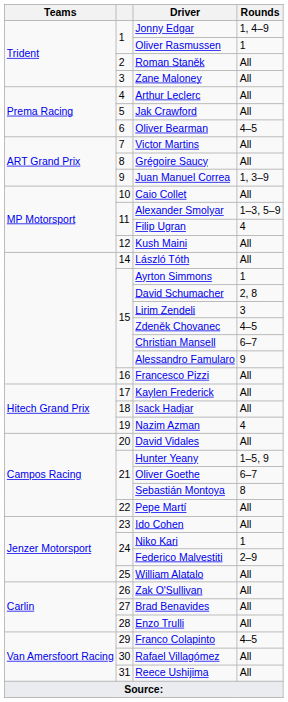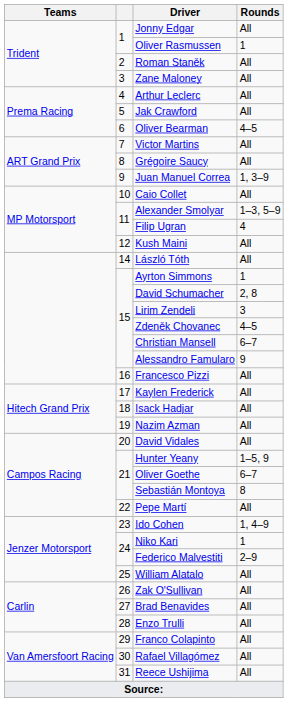(254, 29) 1, 4–9 -> (246, 29) All
(243, 425) 4 -> (246, 425) All
(246, 524) All -> (254, 524) 1, 4–9
(248, 639) 4–5 -> (246, 639) All
